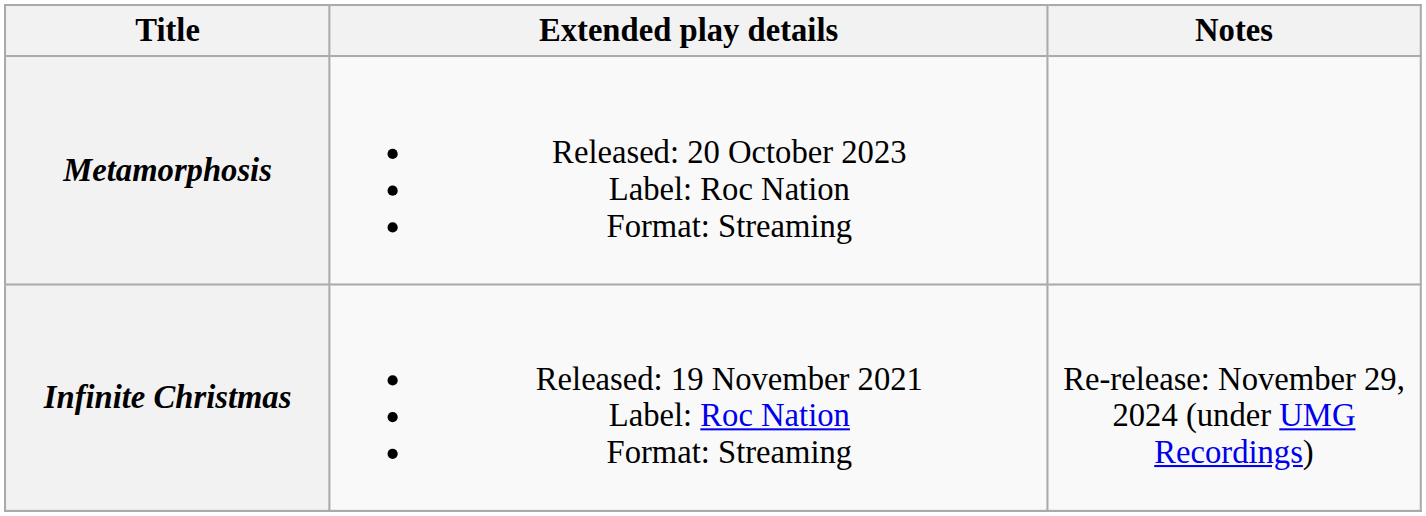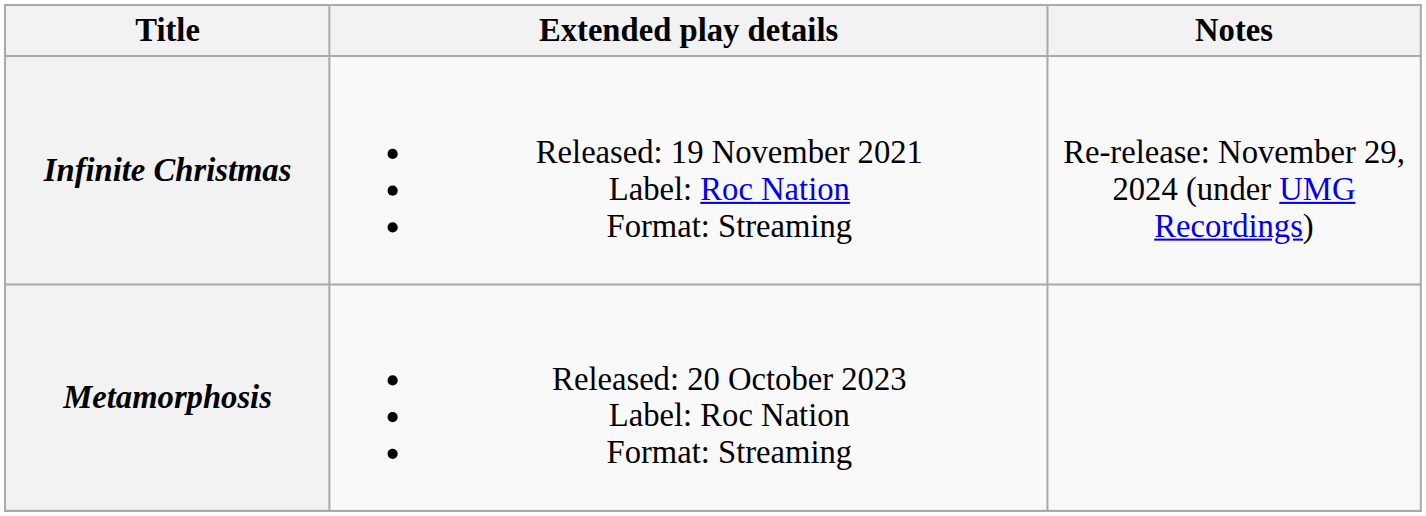rows swapped: (168, 397) <-> (168, 169)
